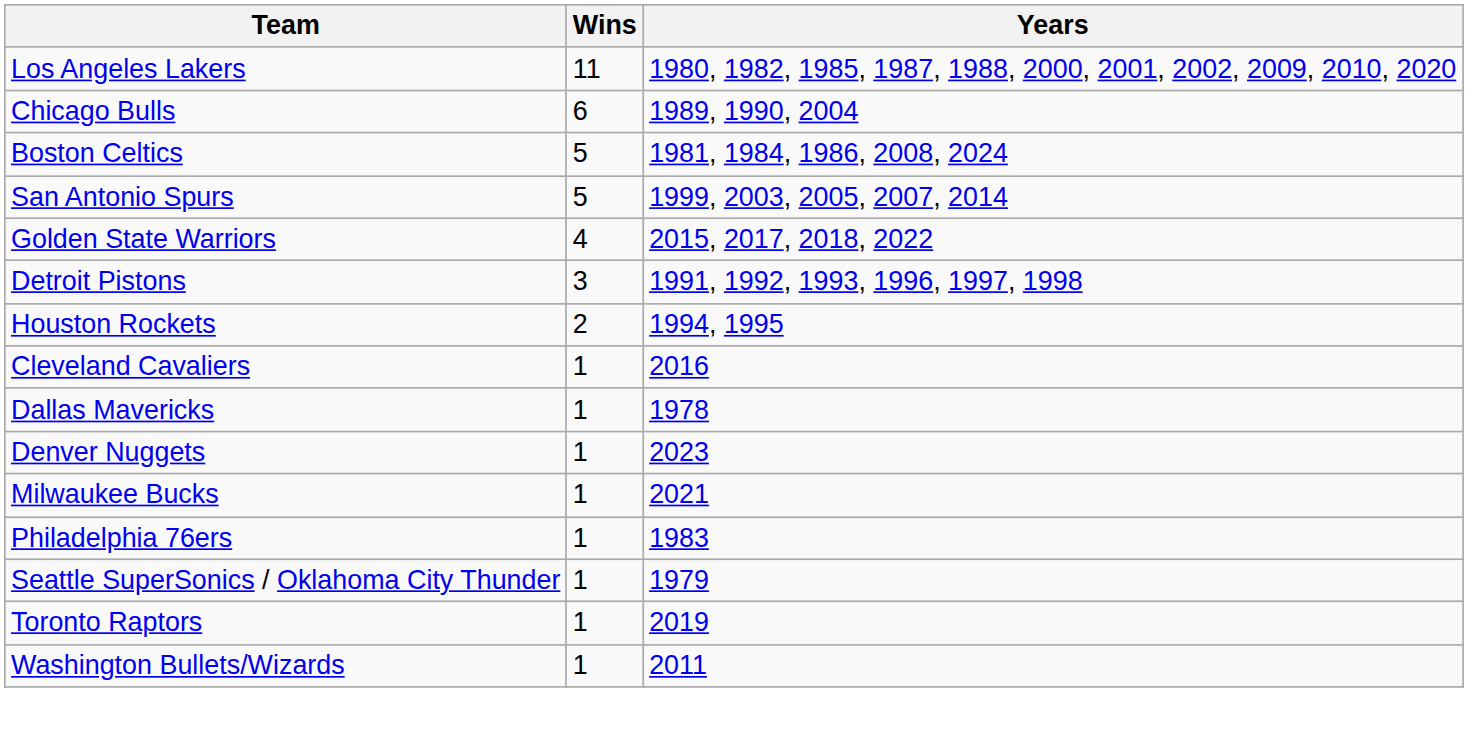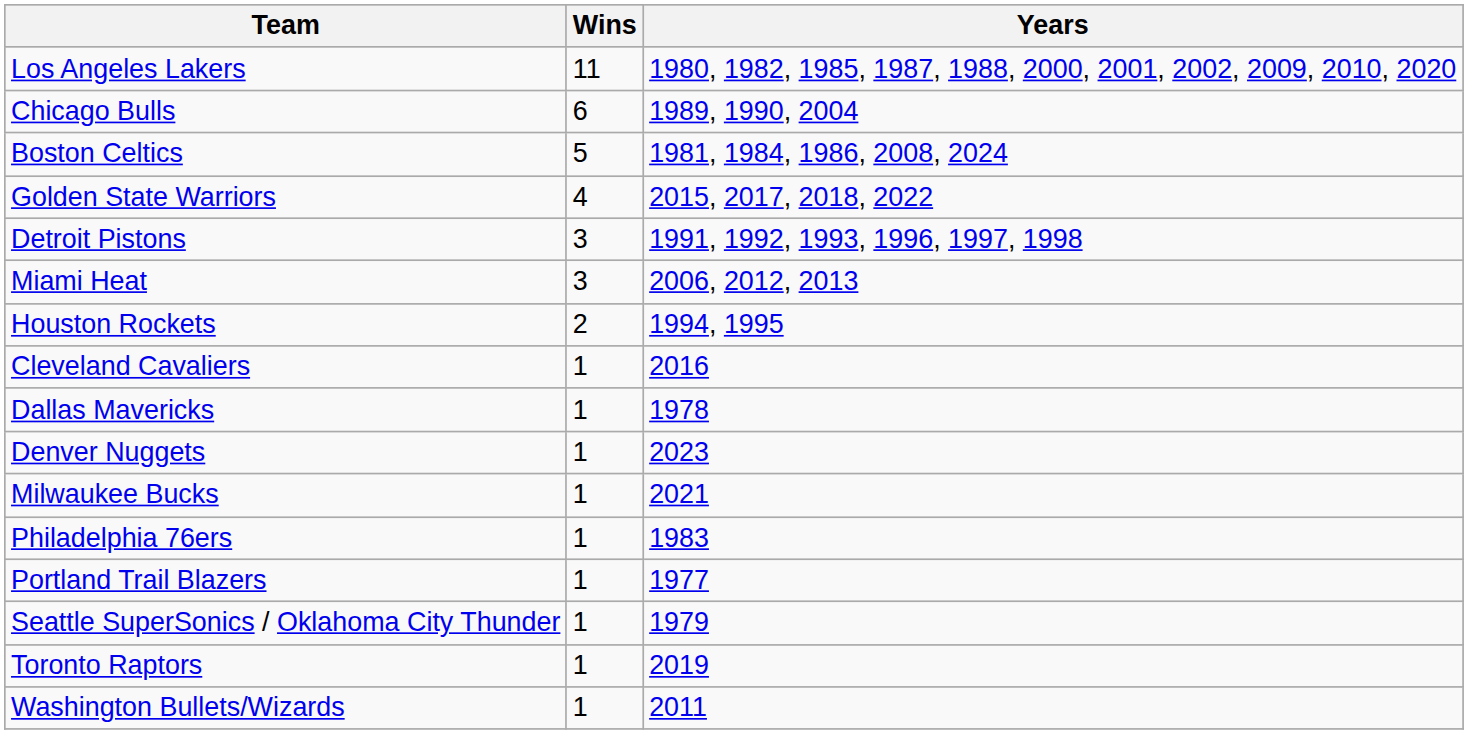- row: (122, 196)
+ row: (79, 281)
+ row: (139, 580)
